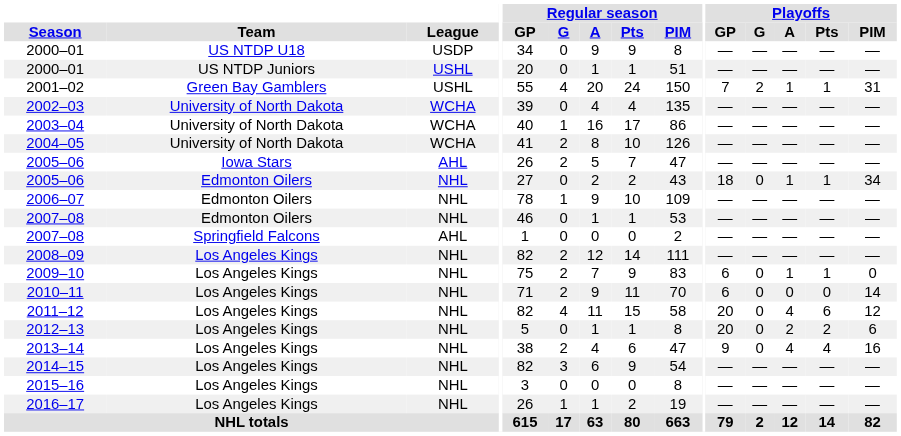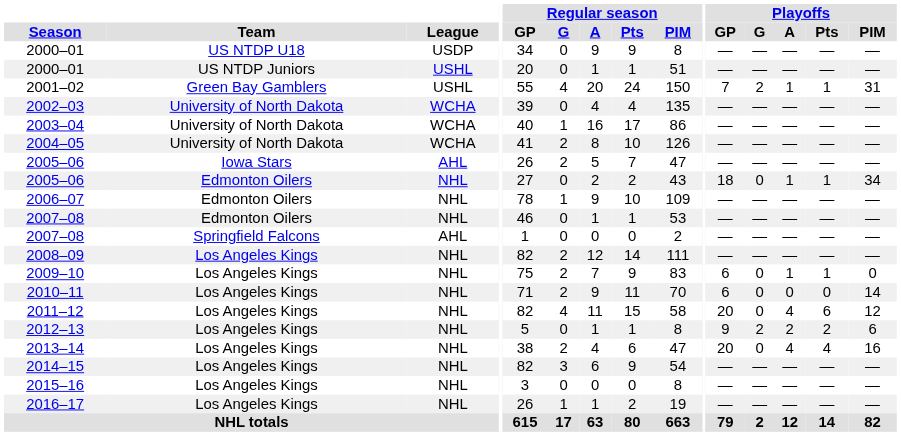(725, 329) 20 -> (725, 329) 9
(760, 329) 0 -> (760, 329) 2
(725, 348) 9 -> (725, 348) 20
